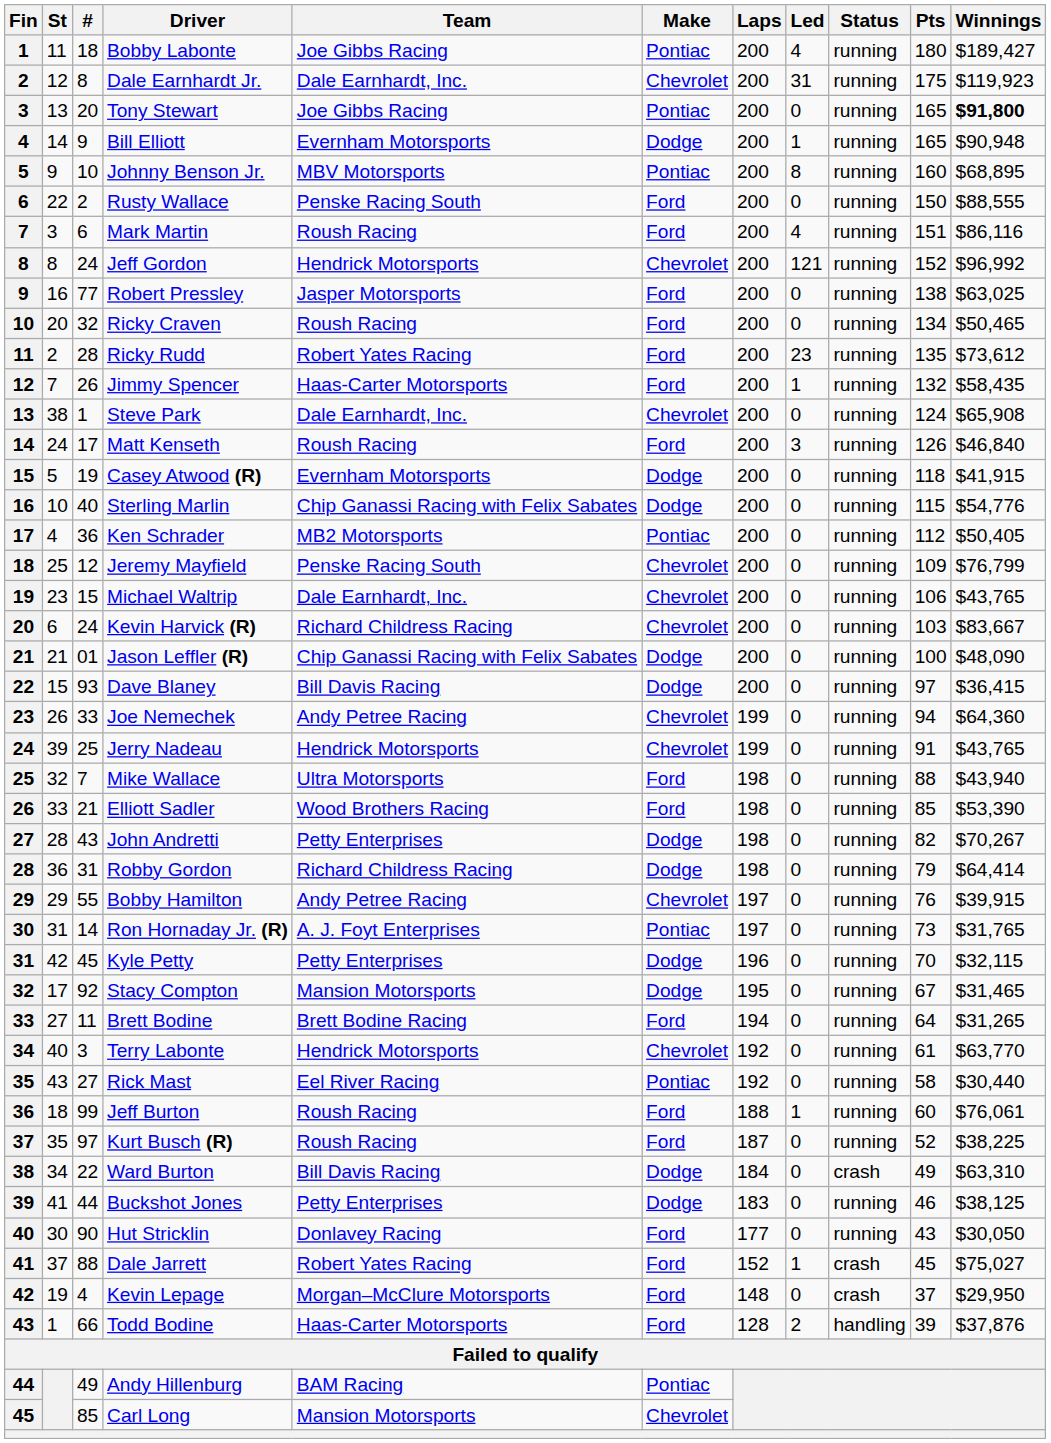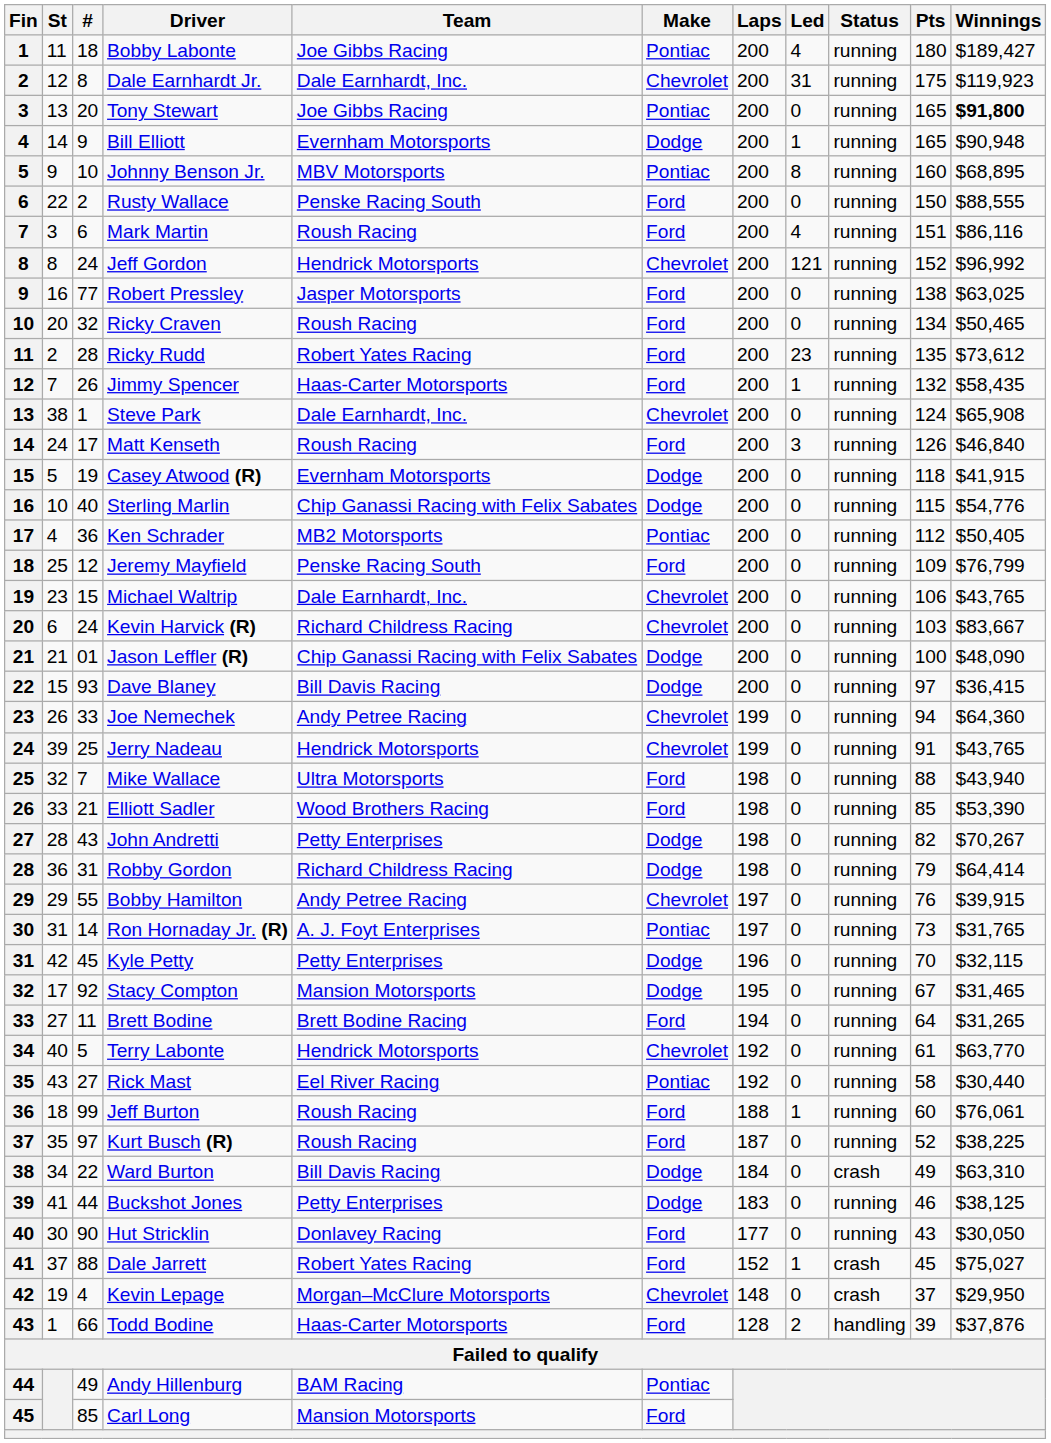(687, 566) Chevrolet -> (666, 566) Ford
(82, 1051) 3 -> (82, 1051) 5
(666, 1293) Ford -> (687, 1293) Chevrolet
(687, 1415) Chevrolet -> (666, 1415) Ford
